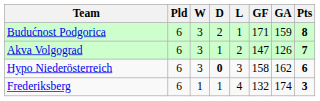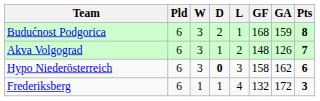(260, 31) 171 -> (260, 31) 168
(260, 50) 147 -> (260, 50) 148
(283, 86) 174 -> (283, 86) 172
